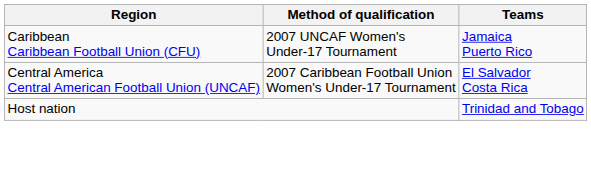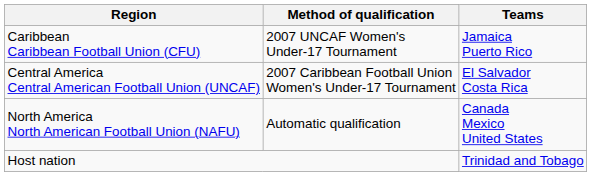+ row: (124, 124)
